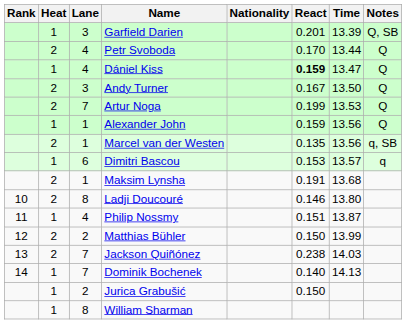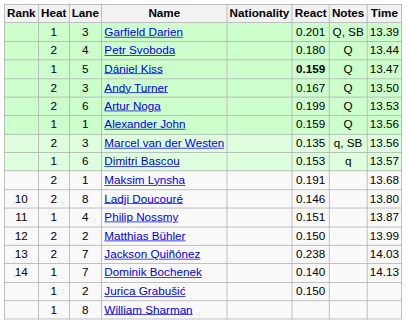columns swapped: (347, 13) <-> (383, 13)
(311, 50) 0.170 -> (311, 50) 0.180
(85, 69) 4 -> (85, 69) 5
(85, 106) 7 -> (85, 106) 6
(85, 143) 1 -> (85, 143) 3
